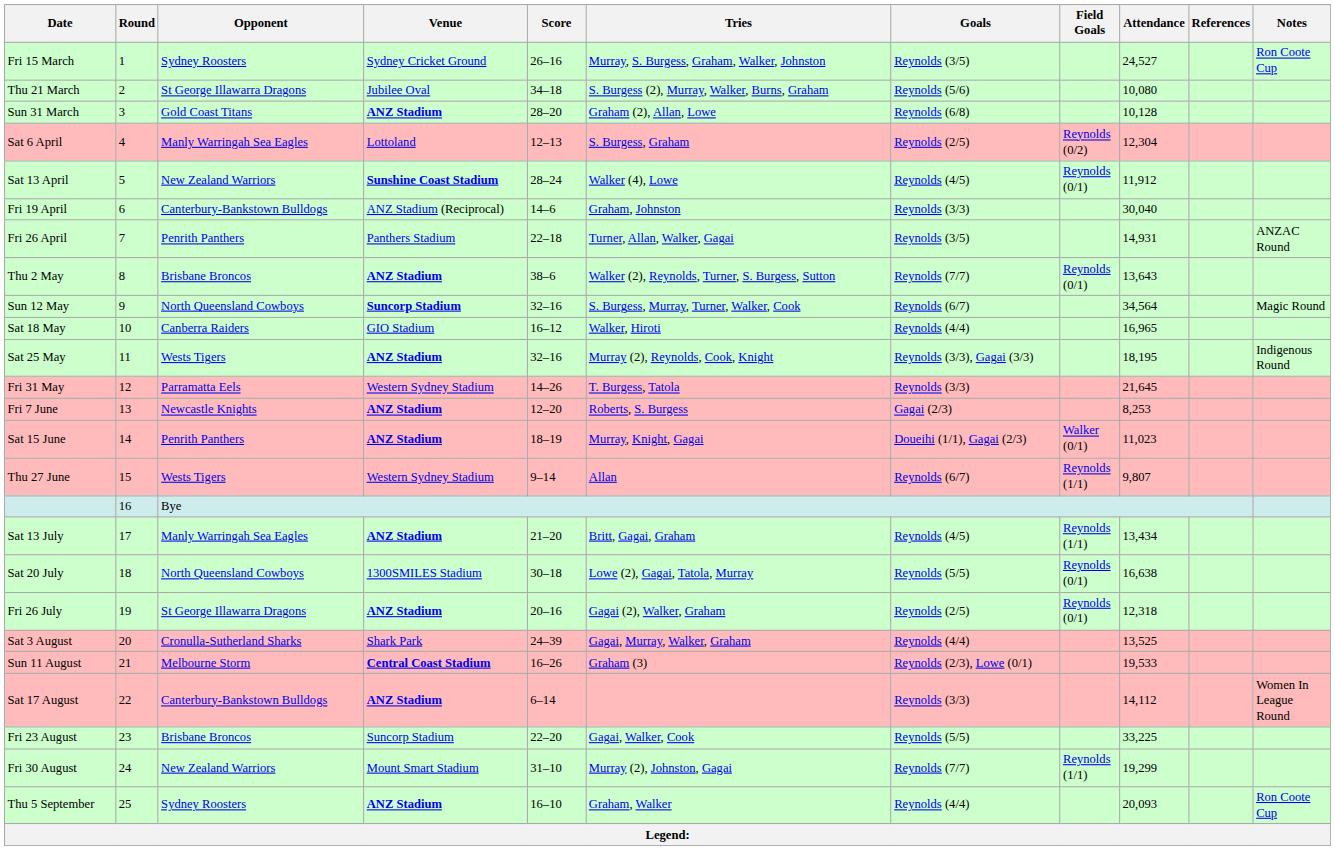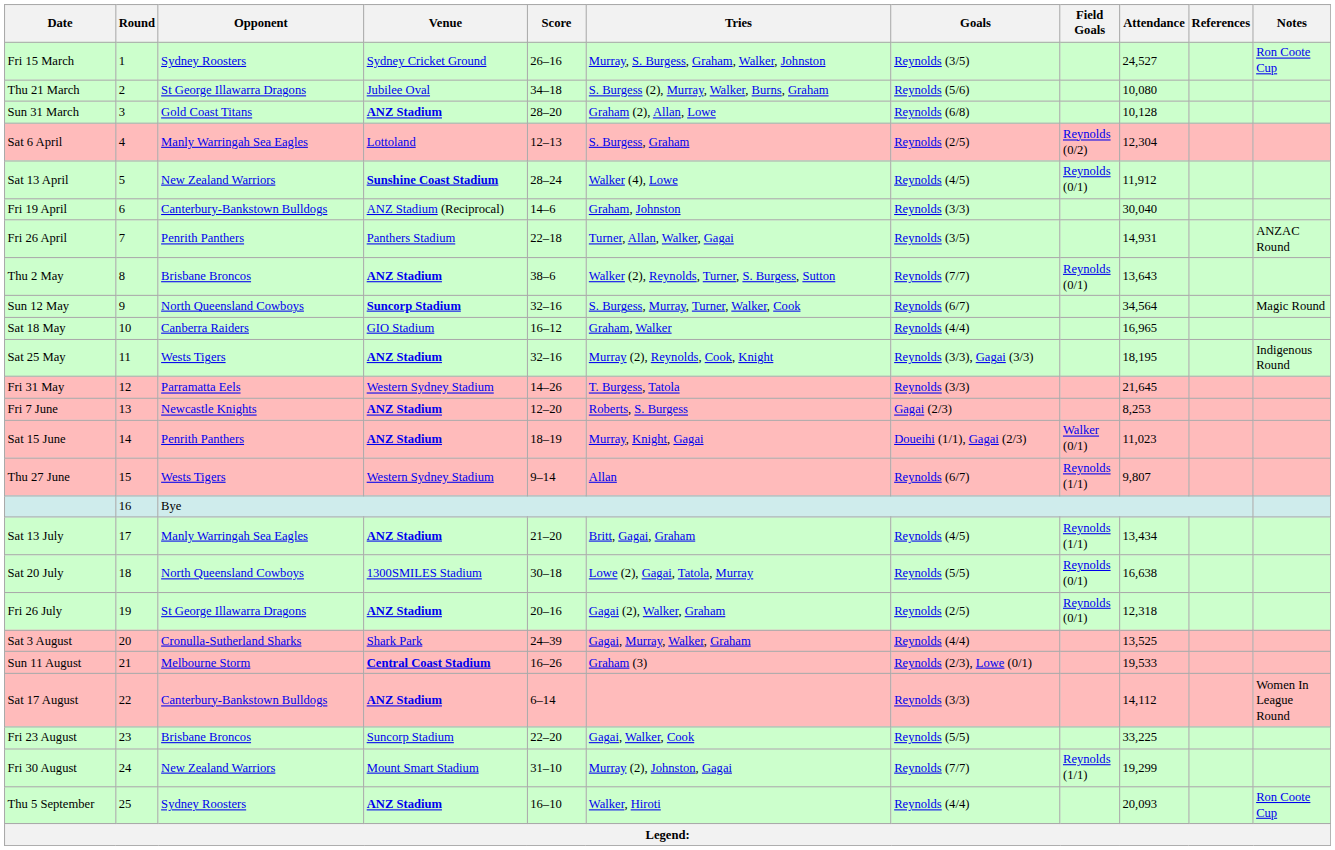(625, 328) Walker, Hiroti -> (630, 328) Graham, Walker
(630, 805) Graham, Walker -> (625, 805) Walker, Hiroti
